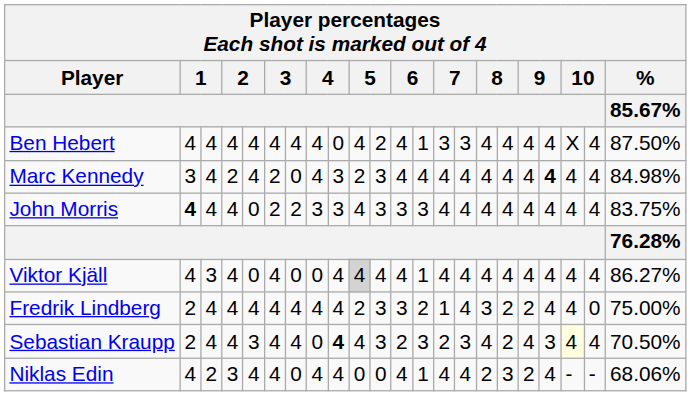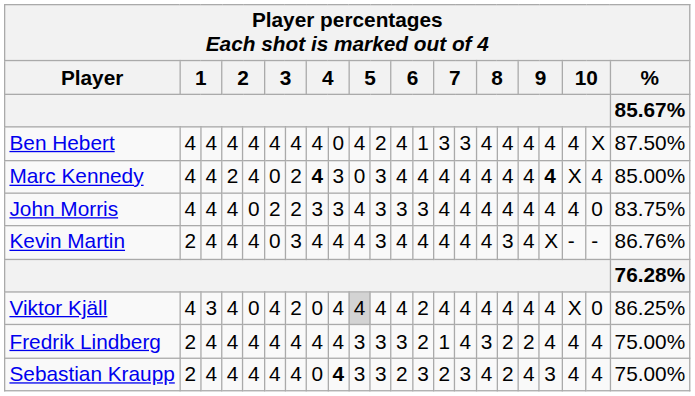(572, 143) X -> (573, 143) 4
(595, 143) 4 -> (598, 143) X
(190, 176) 3 -> (190, 176) 4
(275, 176) 2 -> (275, 176) 0
(296, 176) 0 -> (296, 176) 2
(317, 176) normal -> (317, 176) bold
(360, 176) 2 -> (360, 176) 0
(571, 176) 4 -> (575, 176) X
(645, 176) 84.98% -> (650, 176) 85.00%
(190, 209) bold -> (190, 209) normal
(595, 209) 4 -> (597, 209) 0
+ row: (67, 242)
(296, 275) 0 -> (296, 308) 2
(423, 275) 1 -> (423, 308) 2
(571, 275) 4 -> (575, 308) X
(595, 275) 4 -> (597, 308) 0
(645, 275) 86.27% -> (650, 308) 86.25%
(360, 308) 2 -> (360, 341) 3
(595, 308) 0 -> (597, 341) 4
(254, 341) 3 -> (254, 374) 4
(360, 341) 4 -> (360, 374) 3
(571, 341) lightyellow background -> (573, 374) no background
(645, 341) 70.50% -> (650, 374) 75.00%
- row: (61, 374)
